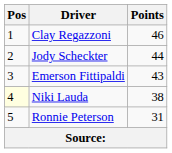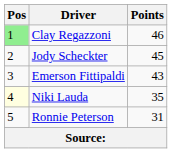(10, 35) no background -> (10, 35) lightgreen background
(158, 56) 44 -> (158, 56) 45
(158, 97) 38 -> (158, 97) 35
